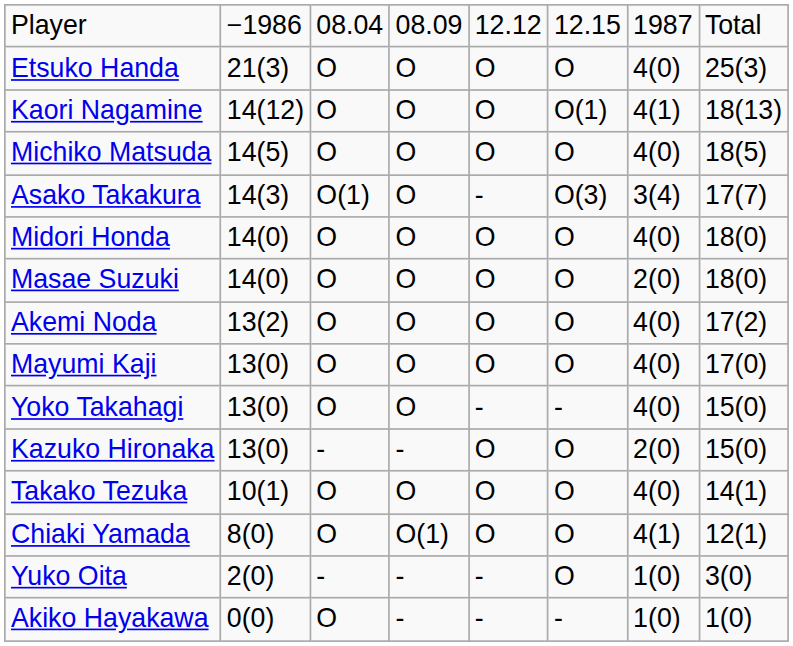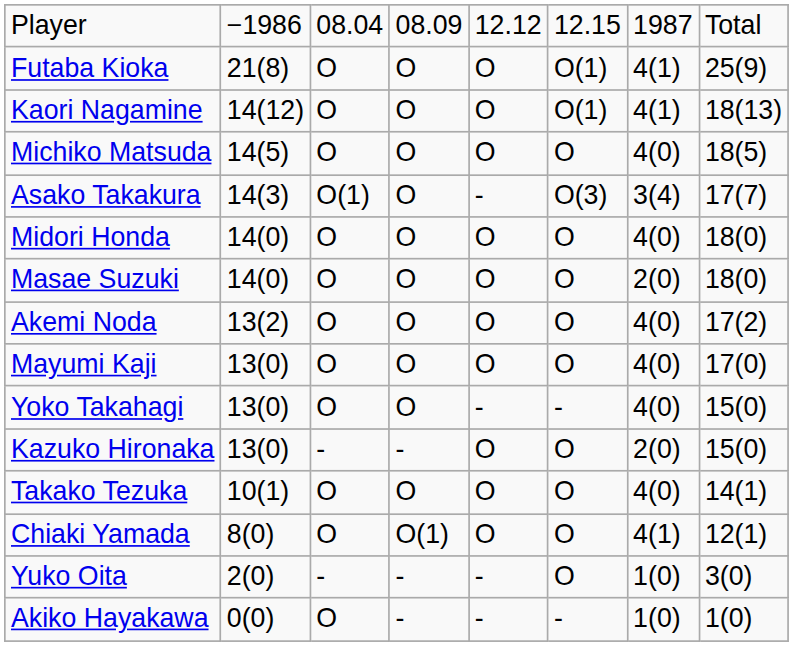+ row: (90, 68)
- row: (95, 68)
